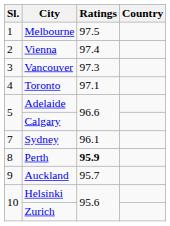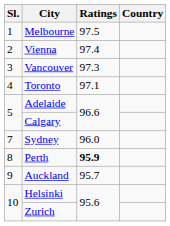(90, 139) 96.1 -> (90, 139) 96.0
